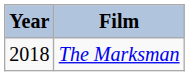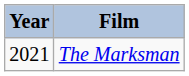(29, 54) 2018 -> (29, 54) 2021
